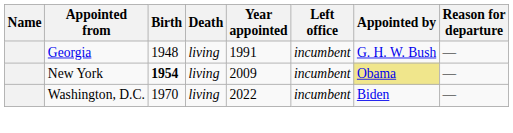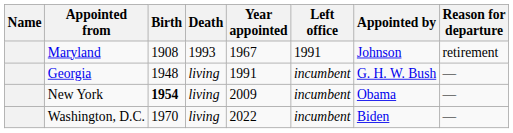+ row: (74, 52)
(377, 73) khaki background -> (377, 95) no background
